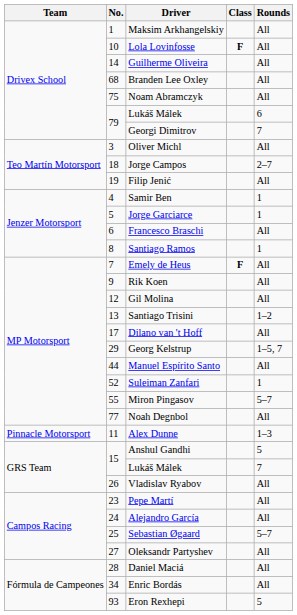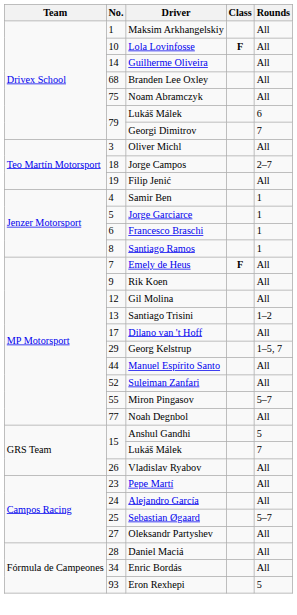(263, 231) All -> (259, 231) 1
(259, 382) 1 -> (263, 382) All
- row: (113, 433)
